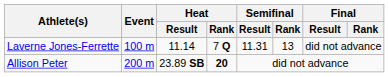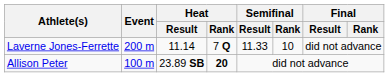(139, 46) 100 m -> (139, 46) 200 m
(255, 46) 11.31 -> (255, 46) 11.33
(288, 46) 13 -> (288, 46) 10
(139, 64) 200 m -> (139, 64) 100 m
